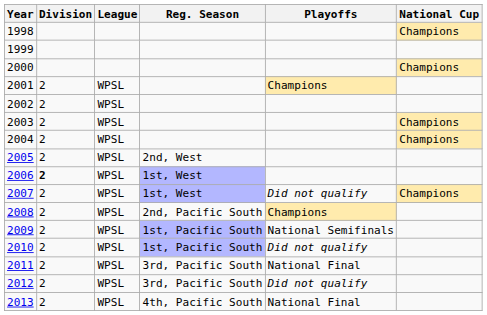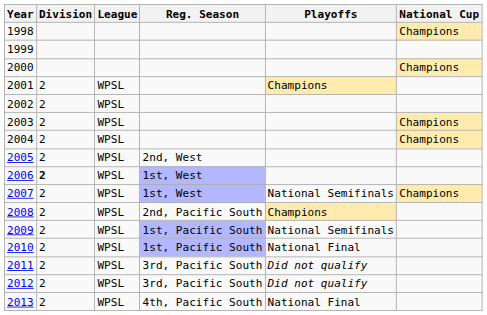(318, 194) Did not qualify -> (331, 194) National Semifinals
(318, 248) Did not qualify -> (314, 248) National Final
(314, 266) National Final -> (318, 266) Did not qualify
